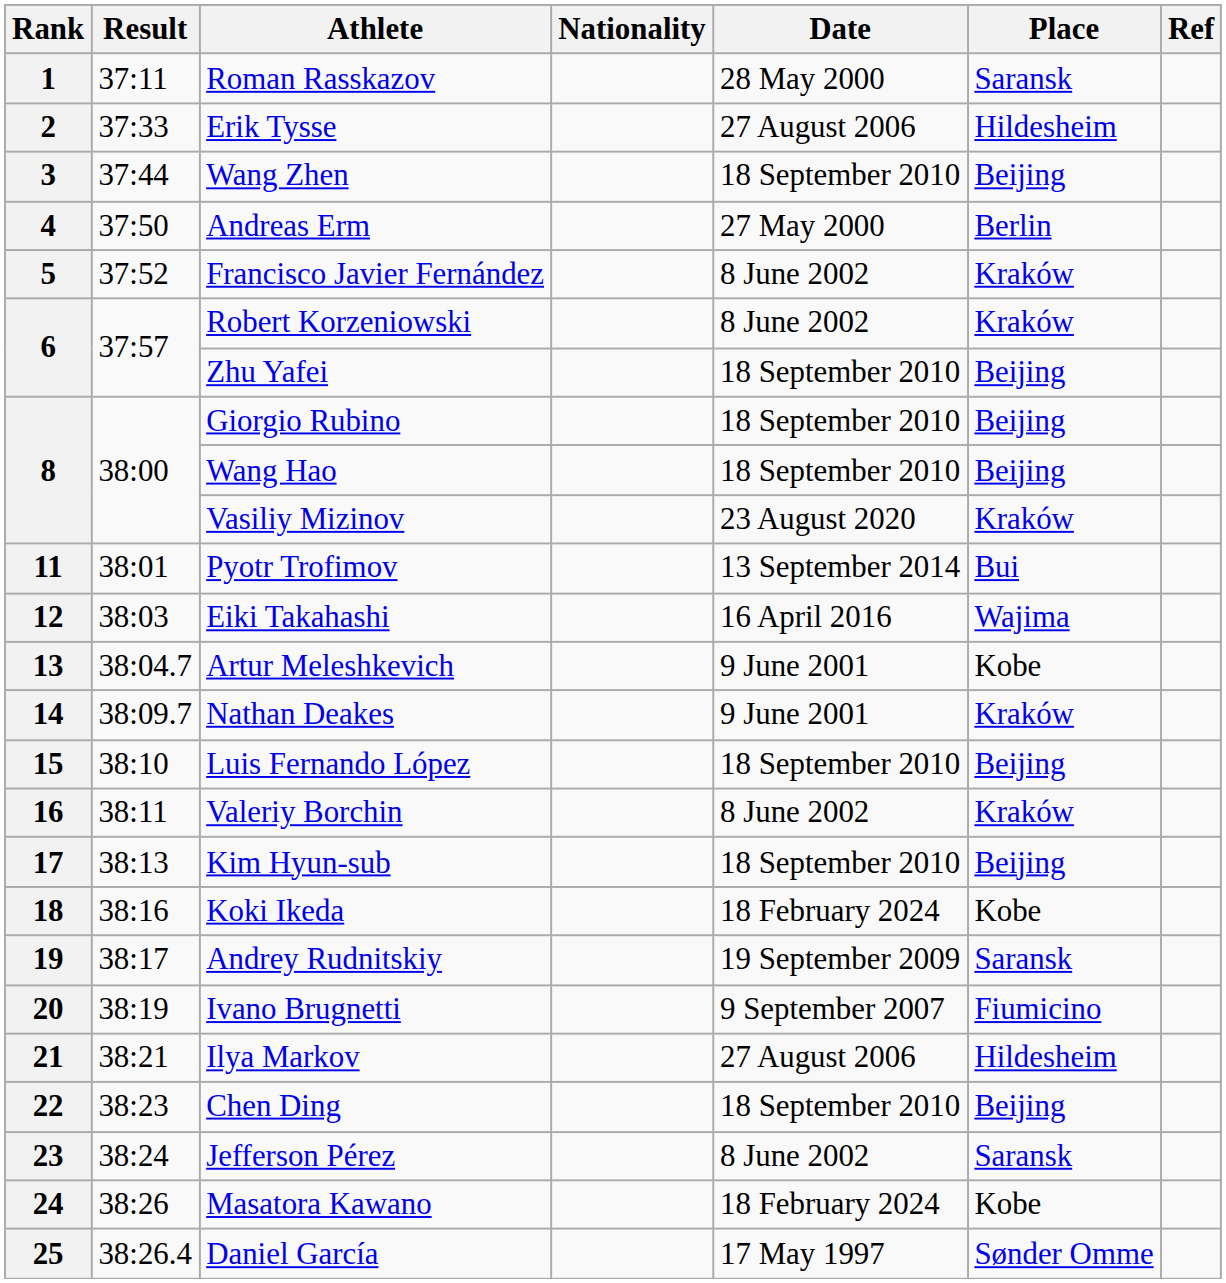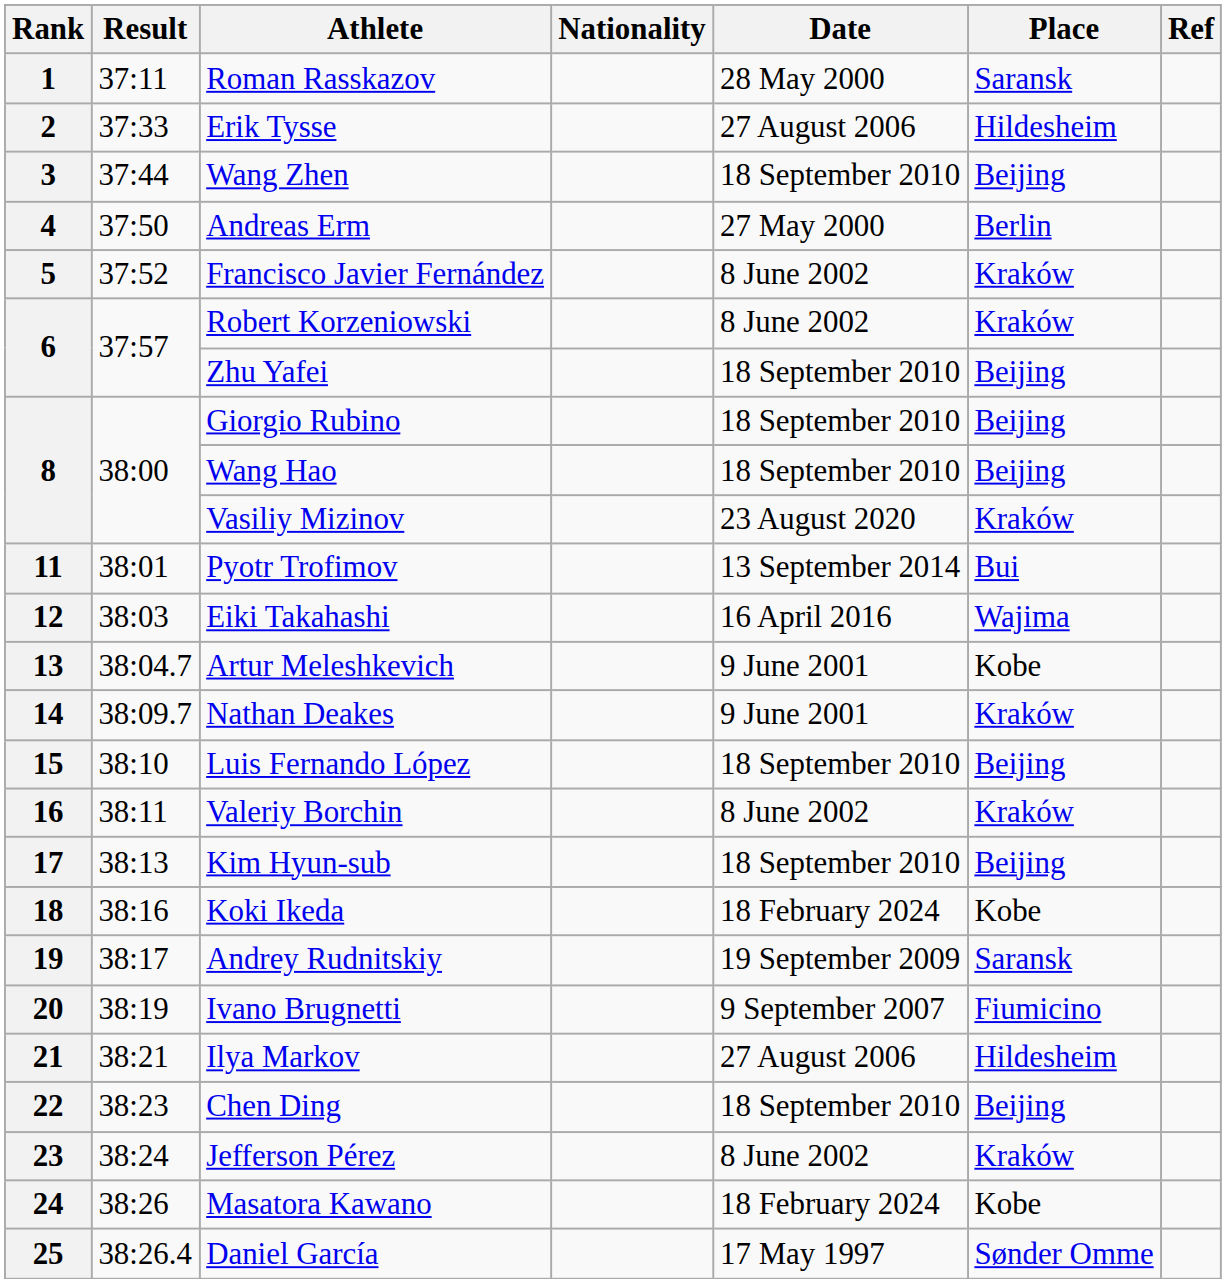(1023, 1155) Saransk -> (1024, 1155) Kraków
